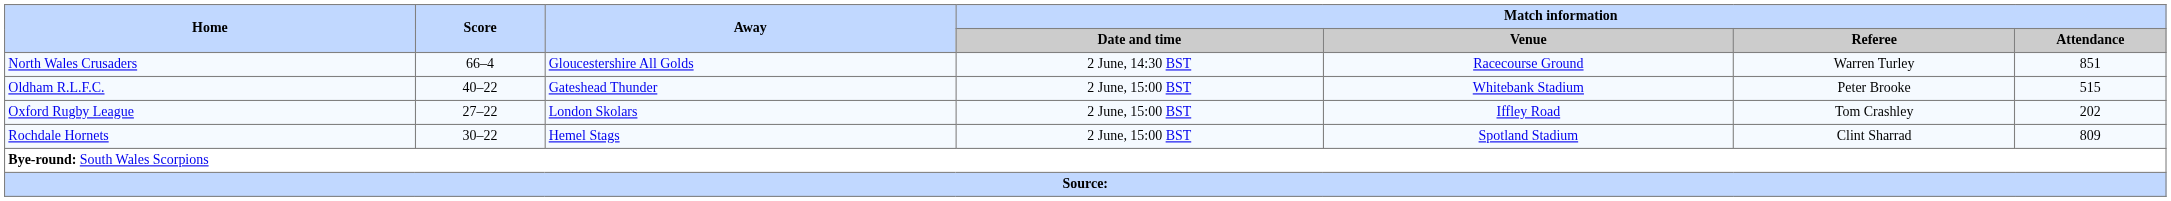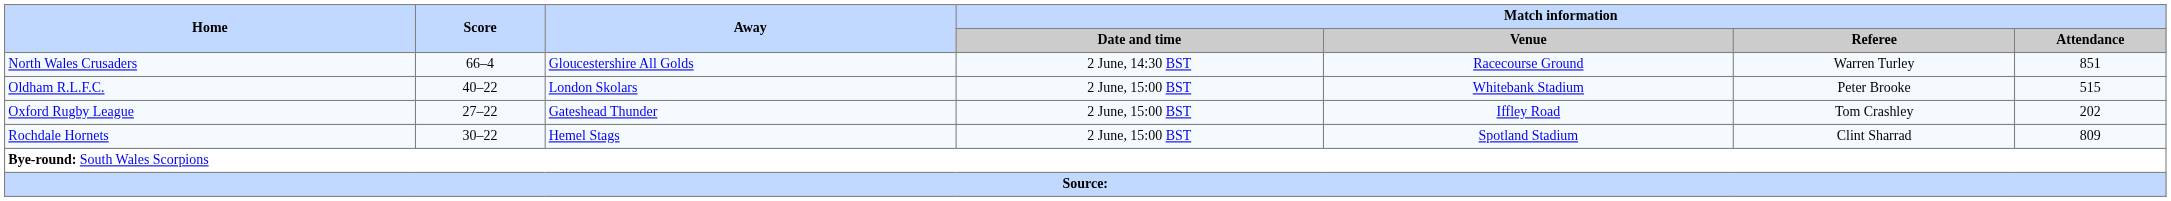(603, 88) Gateshead Thunder -> (593, 88) London Skolars
(593, 112) London Skolars -> (603, 112) Gateshead Thunder
